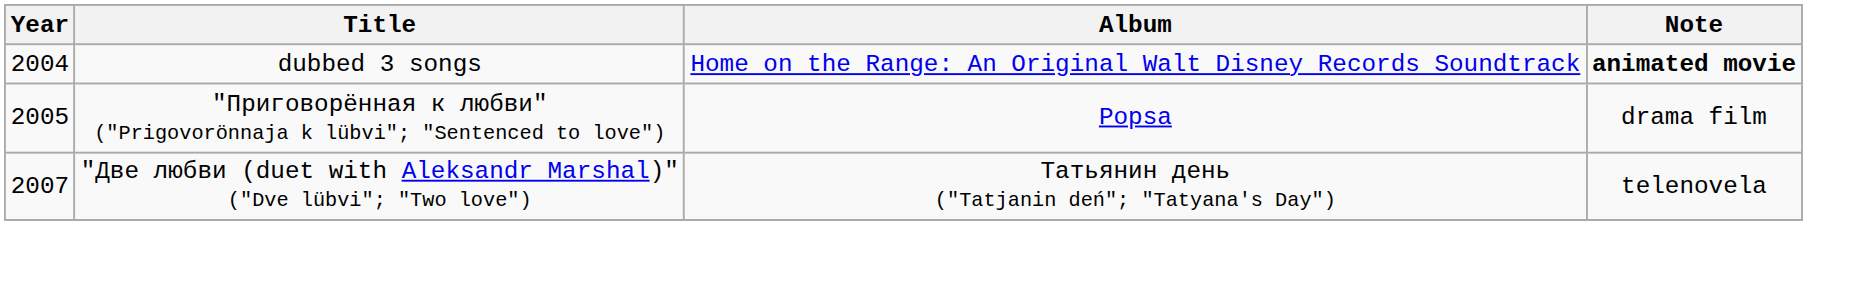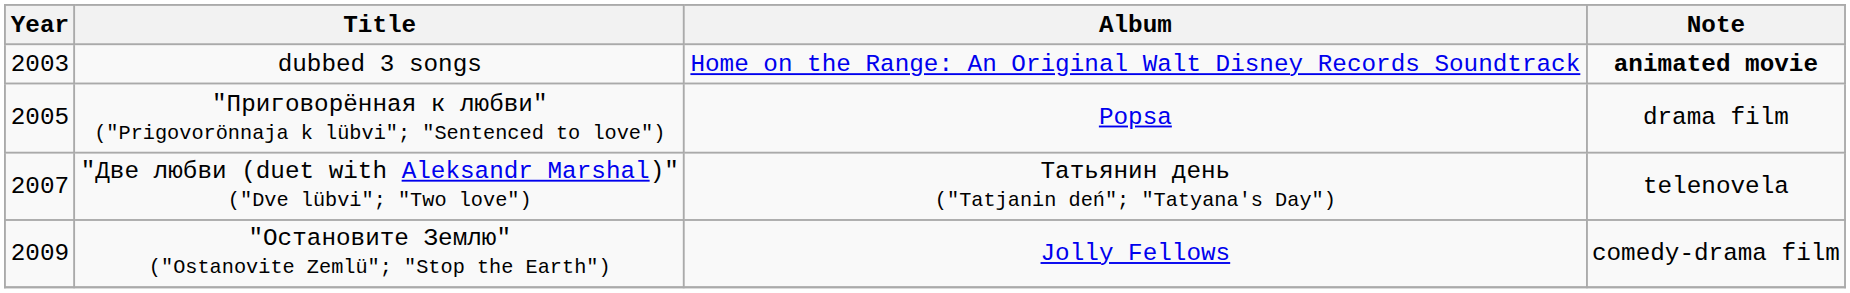(40, 64) 2004 -> (40, 64) 2003
+ row: (380, 252)
